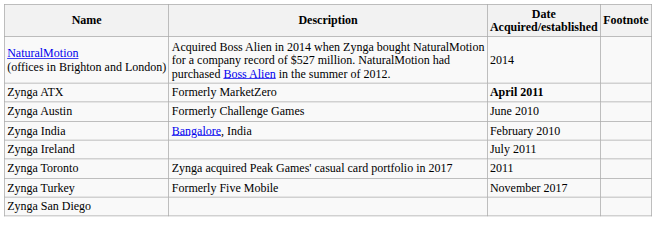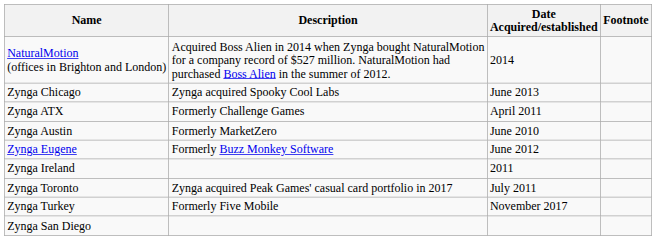+ row: (44, 92)
(224, 92) Formerly MarketZero -> (238, 111) Formerly Challenge Games
(517, 92) bold -> (516, 111) normal
(238, 111) Formerly Challenge Games -> (224, 130) Formerly MarketZero
+ row: (42, 149)
- row: (36, 130)
(513, 149) July 2011 -> (502, 168) 2011
(502, 168) 2011 -> (513, 187) July 2011
